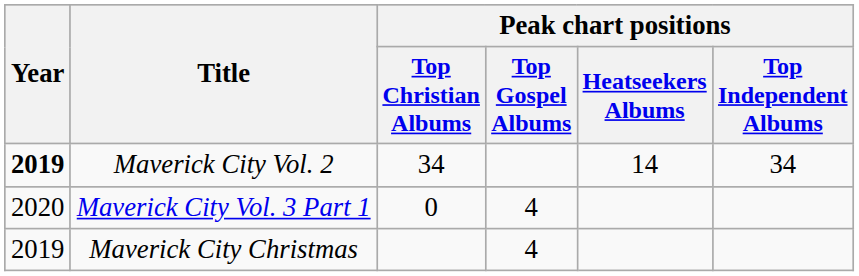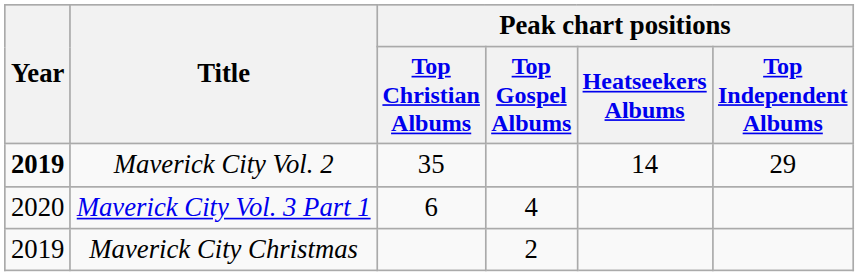(431, 164) 34 -> (431, 164) 35
(783, 164) 34 -> (783, 164) 29
(431, 206) 0 -> (431, 206) 6
(531, 249) 4 -> (531, 249) 2
